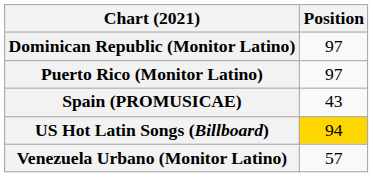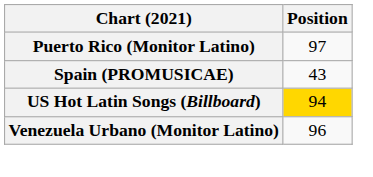- row: (152, 46)
(334, 158) 57 -> (317, 130) 96
